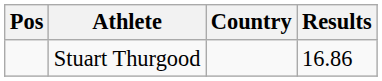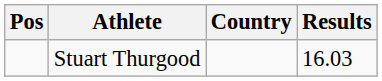(327, 57) 16.86 -> (327, 57) 16.03
